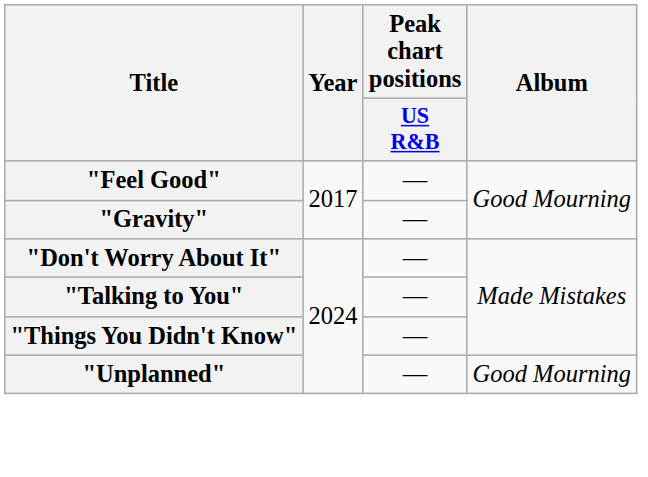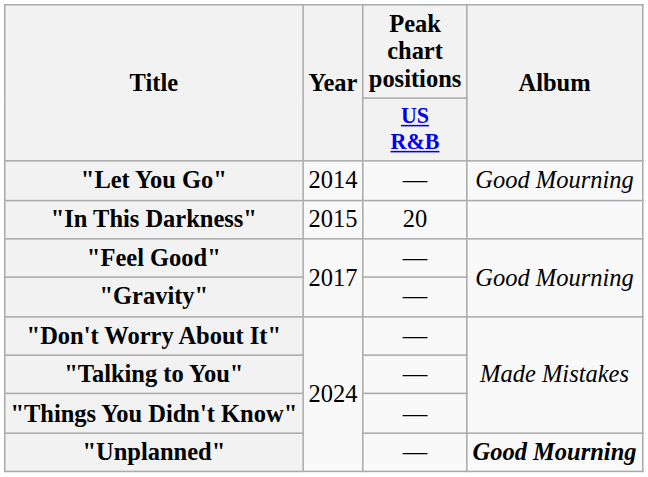+ row: (154, 180)
+ row: (154, 218)
(552, 374) normal -> (555, 451) bold
